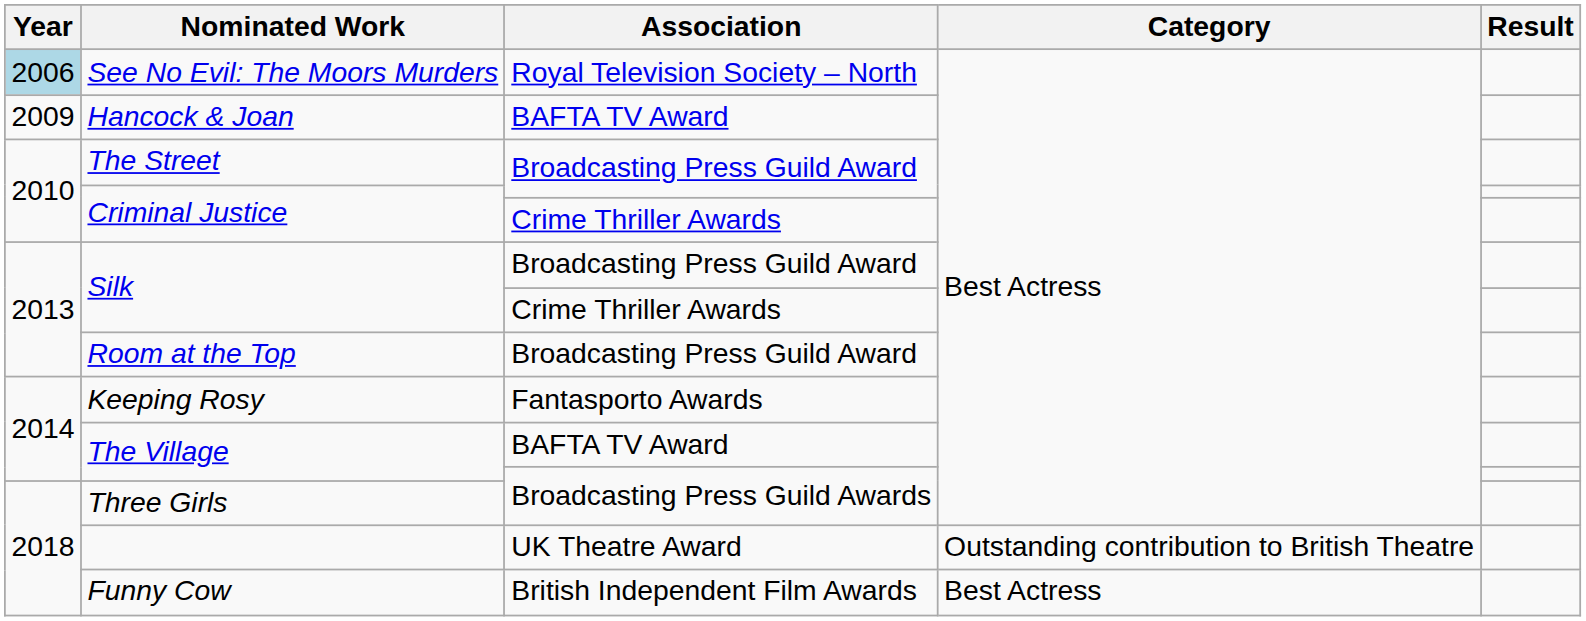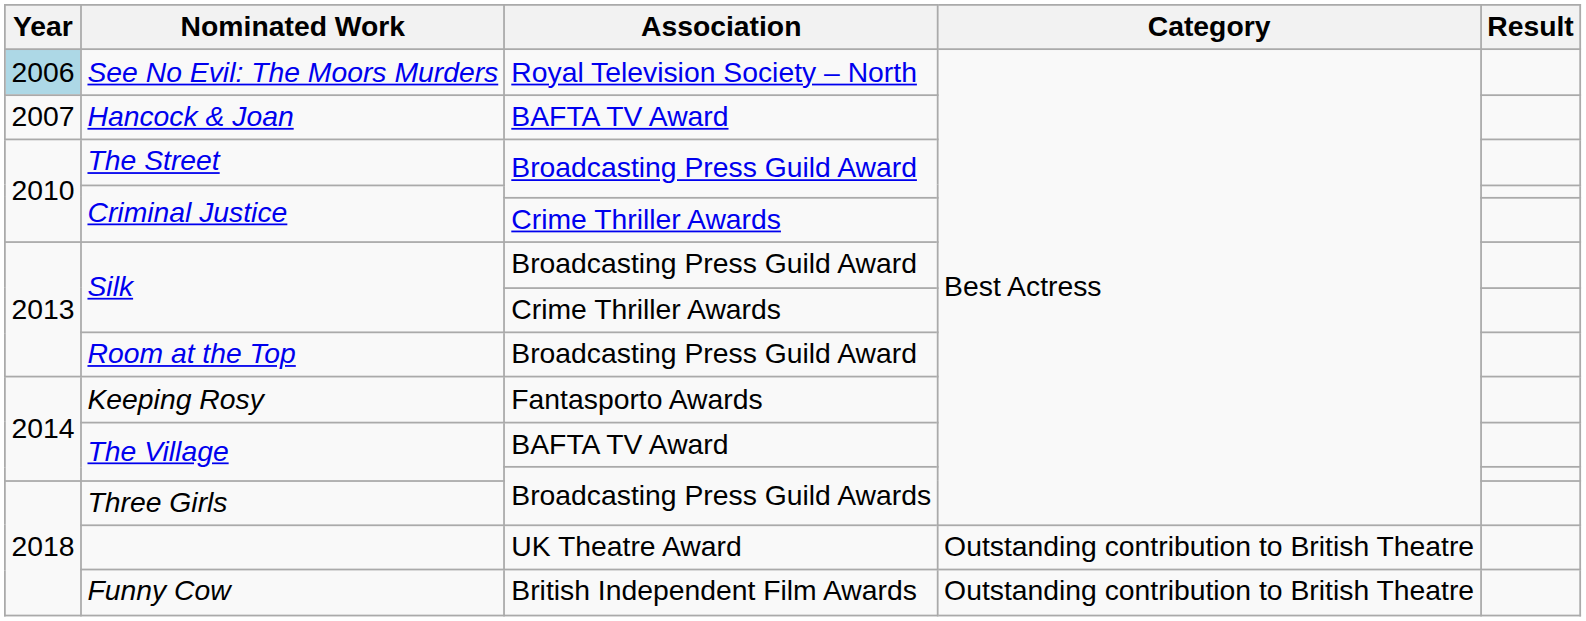(43, 116) 2009 -> (43, 116) 2007
(1023, 592) Best Actress -> (1209, 592) Outstanding contribution to British Theatre
